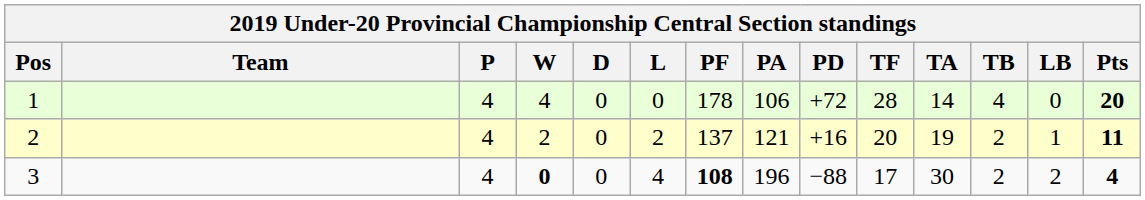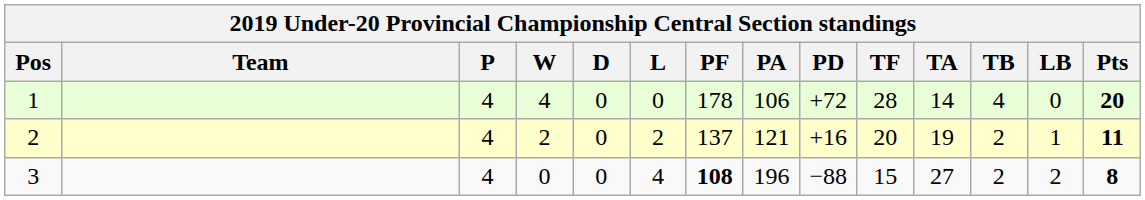(544, 175) bold -> (544, 175) normal
(885, 175) 17 -> (885, 175) 15
(942, 175) 30 -> (942, 175) 27
(1112, 175) 4 -> (1112, 175) 8
